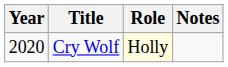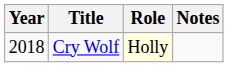(27, 47) 2020 -> (27, 47) 2018
